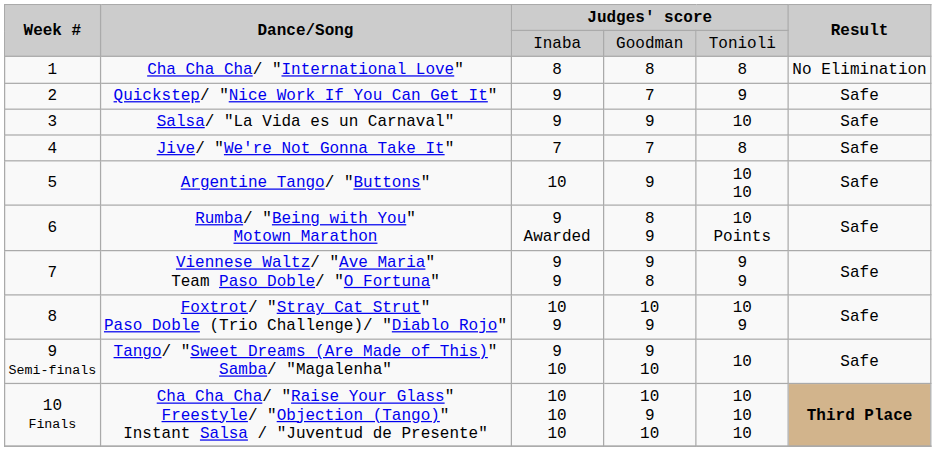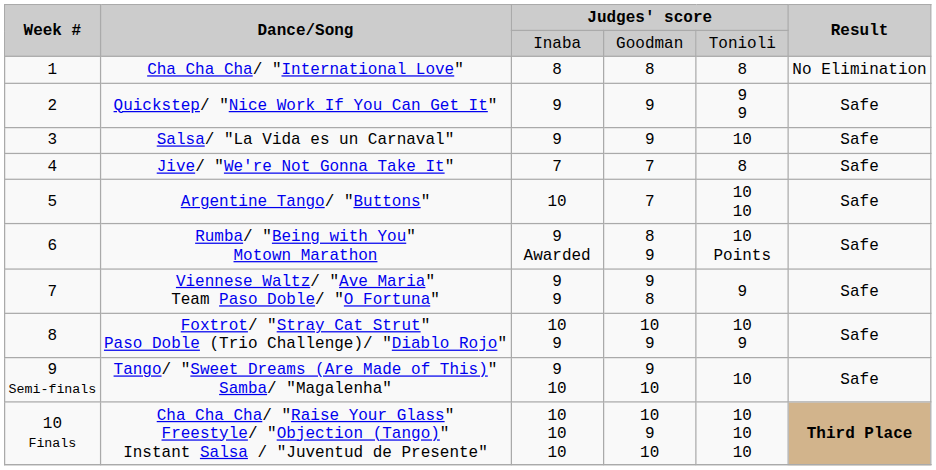(650, 96) 7 -> (650, 105) 9
(742, 96) 9 -> (742, 105) 9 9
(650, 183) 9 -> (650, 202) 7
(742, 272) 9 9 -> (742, 291) 9
